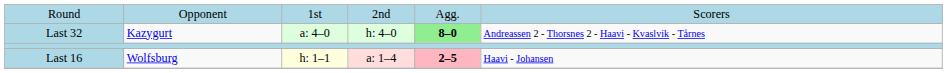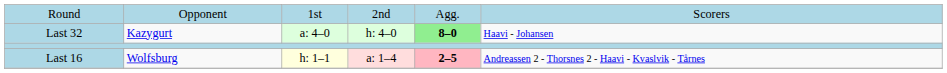(594, 34) Andreassen 2 - Thorsnes 2 - Haavi - Kvaslvik - Tårnes -> (518, 34) Haavi - Johansen
(518, 59) Haavi - Johansen -> (594, 59) Andreassen 2 - Thorsnes 2 - Haavi - Kvaslvik - Tårnes
